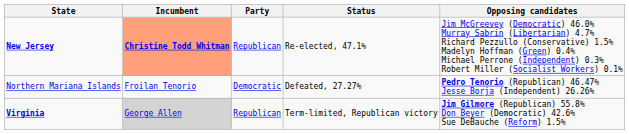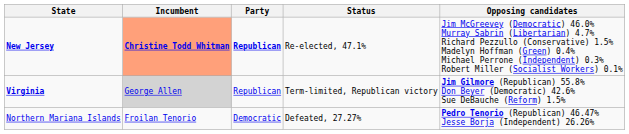(257, 47) normal -> (257, 47) bold
rows swapped: (63, 87) <-> (25, 114)
